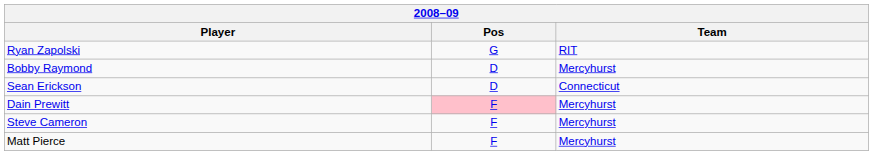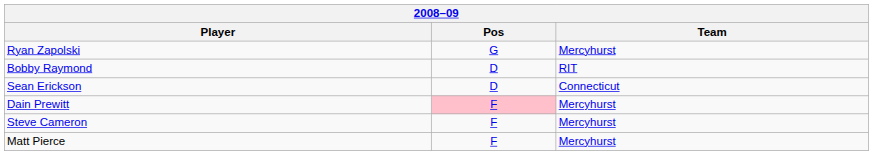(568, 50) RIT -> (587, 50) Mercyhurst
(587, 68) Mercyhurst -> (568, 68) RIT
